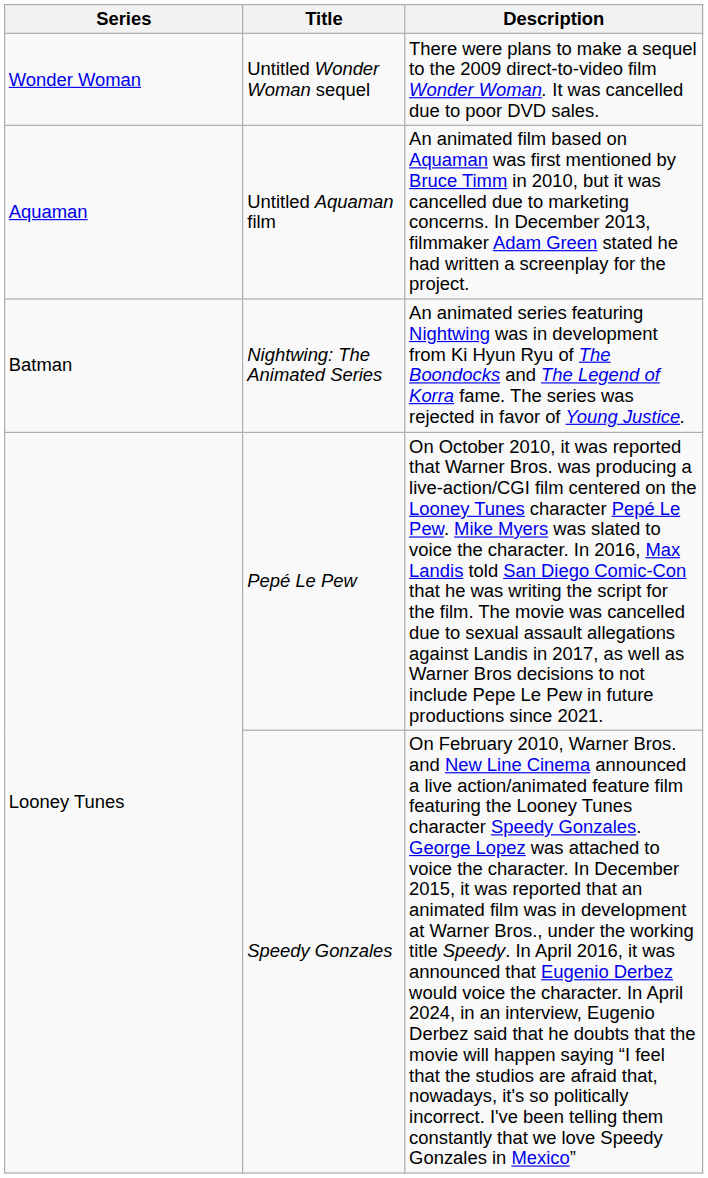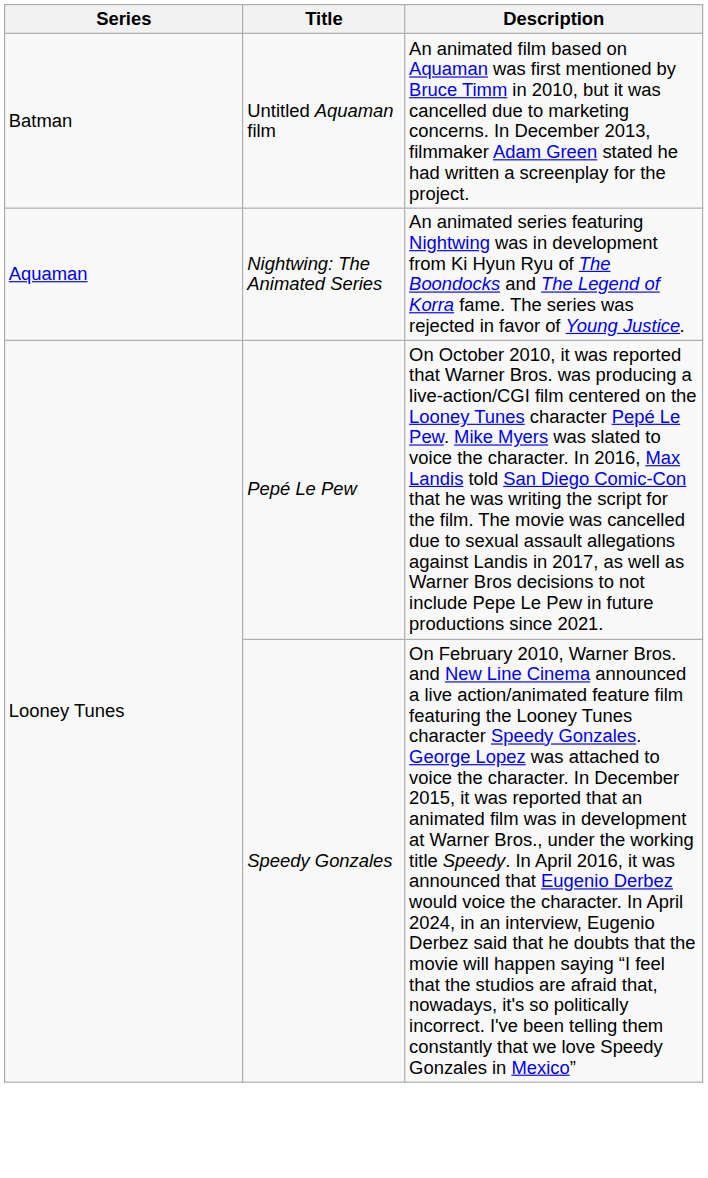- row: (313, 79)
(48, 212) Aquaman -> (41, 120) Batman
(41, 365) Batman -> (48, 274) Aquaman
